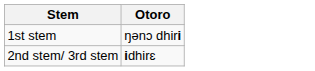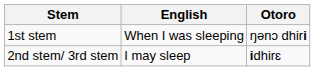+ column: (184, 14)
